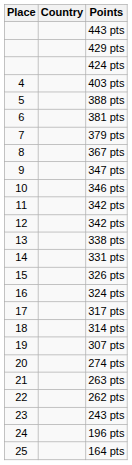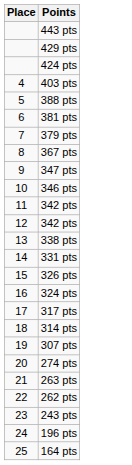- column: (62, 13)
